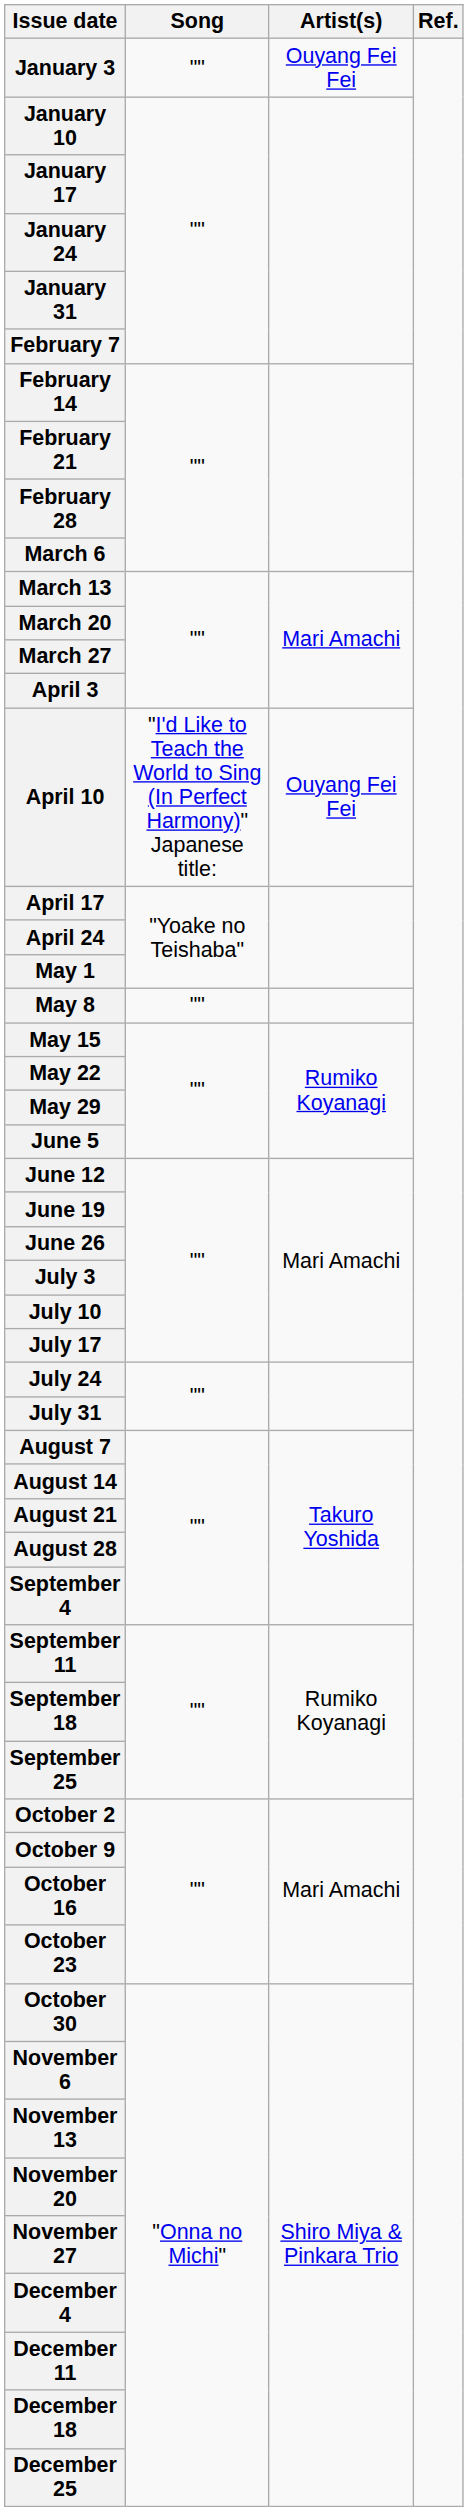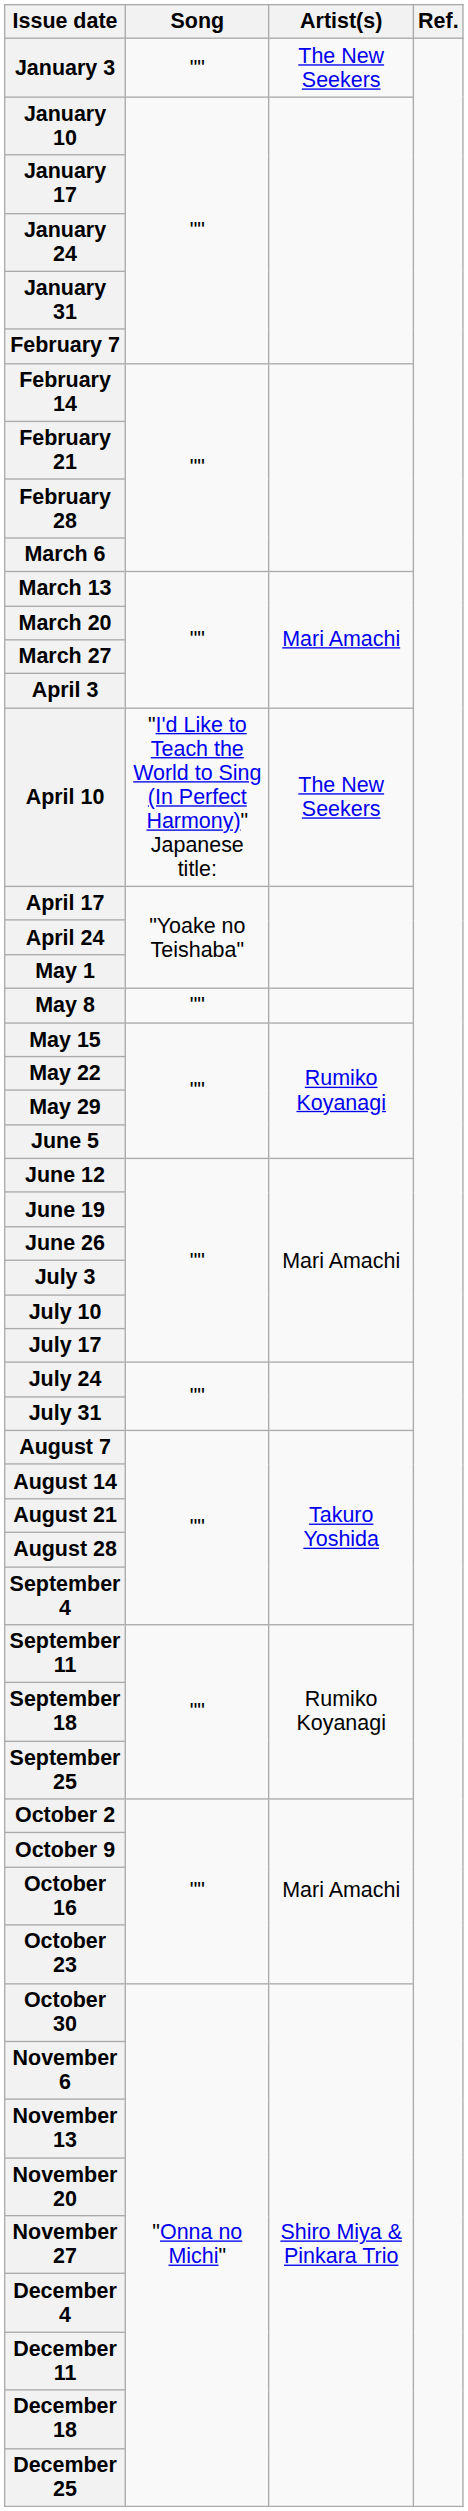(341, 67) Ouyang Fei Fei -> (341, 67) The New Seekers
(341, 796) Ouyang Fei Fei -> (341, 796) The New Seekers
